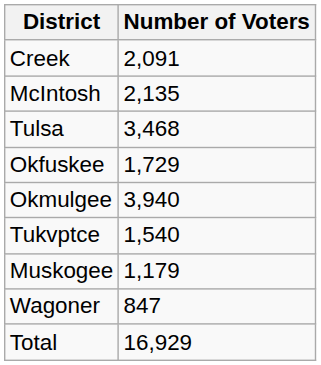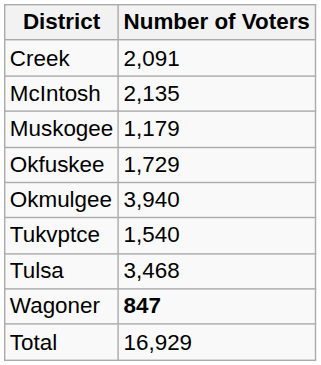rows swapped: (62, 270) <-> (37, 128)
(142, 306) normal -> (142, 306) bold
